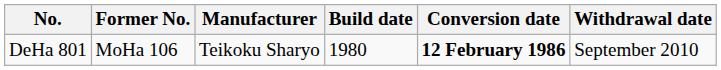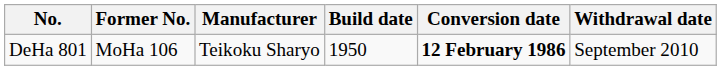(348, 49) 1980 -> (348, 49) 1950
